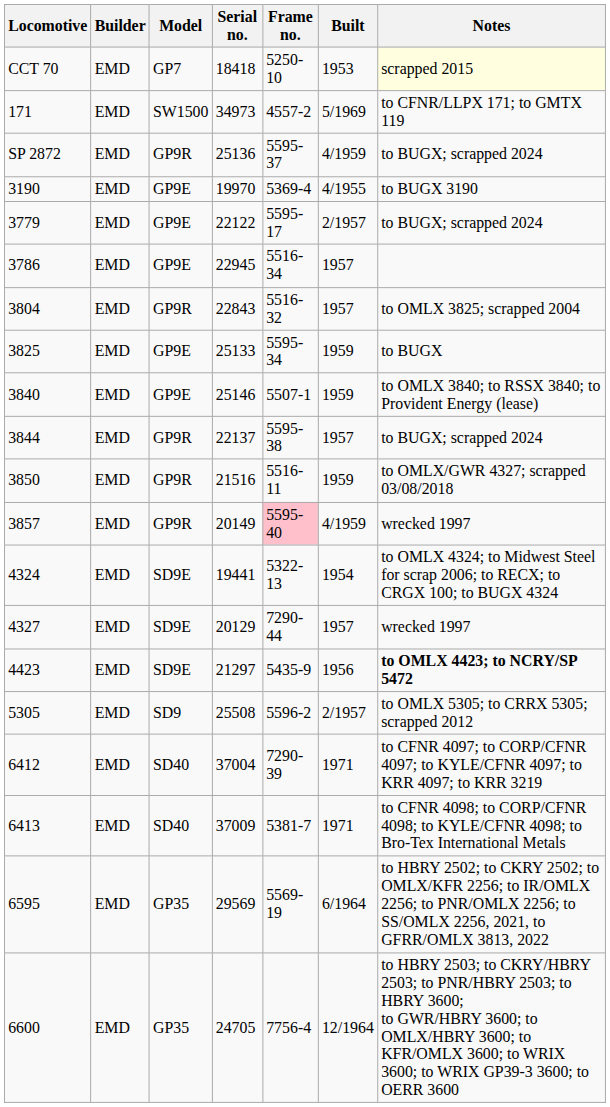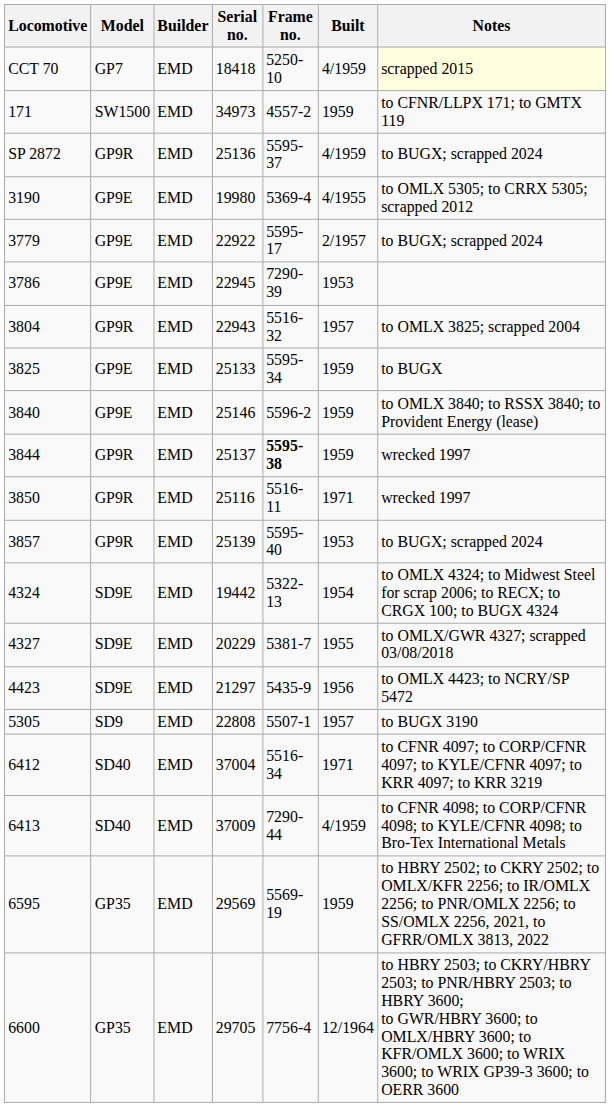columns swapped: (120, 25) <-> (181, 25)
(338, 68) 1953 -> (344, 68) 4/1959
(344, 111) 5/1969 -> (338, 111) 1959
(236, 188) 19970 -> (236, 197) 19980
(430, 188) to BUGX 3190 -> (484, 197) to OMLX 5305; to CRRX 5305; scrapped 2012
(236, 222) 22122 -> (236, 240) 22922
(285, 265) 5516-34 -> (285, 283) 7290-39
(338, 265) 1957 -> (338, 283) 1953
(236, 308) 22843 -> (236, 326) 22943
(289, 394) 5507-1 -> (289, 412) 5596-2
(236, 437) 22137 -> (236, 455) 25137
(285, 437) normal -> (285, 455) bold
(338, 437) 1957 -> (338, 455) 1959
(462, 437) to BUGX; scrapped 2024 -> (426, 455) wrecked 1997
(236, 480) 21516 -> (235, 498) 25116
(338, 480) 1959 -> (338, 498) 1971
(483, 480) to OMLX/GWR 4327; scrapped 03/08/2018 -> (426, 498) wrecked 1997
(236, 523) 20149 -> (236, 541) 25139
(285, 523) pink background -> (285, 541) no background
(344, 523) 4/1959 -> (338, 541) 1953
(426, 523) wrecked 1997 -> (462, 541) to BUGX; scrapped 2024
(236, 575) 19441 -> (236, 593) 19442
(236, 627) 20129 -> (236, 644) 20229
(285, 627) 7290-44 -> (289, 644) 5381-7
(338, 627) 1957 -> (338, 644) 1955
(426, 627) wrecked 1997 -> (483, 644) to OMLX/GWR 4327; scrapped 03/08/2018
(479, 670) bold -> (475, 687) normal
(236, 713) 25508 -> (236, 721) 22808
(289, 713) 5596-2 -> (289, 721) 5507-1
(344, 713) 2/1957 -> (338, 721) 1957
(484, 713) to OMLX 5305; to CRRX 5305; scrapped 2012 -> (430, 721) to BUGX 3190
(285, 764) 7290-39 -> (285, 764) 5516-34
(289, 825) 5381-7 -> (285, 825) 7290-44
(338, 825) 1971 -> (344, 825) 4/1959
(344, 904) 6/1964 -> (338, 904) 1959
(236, 1027) 24705 -> (236, 1027) 29705
